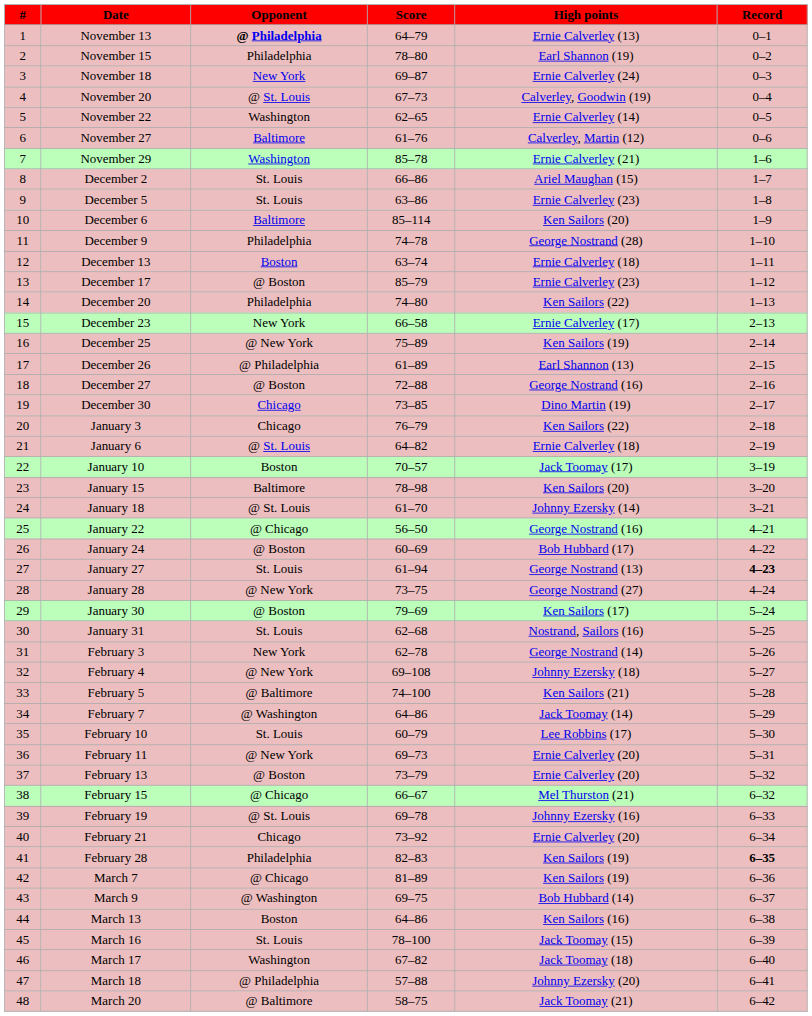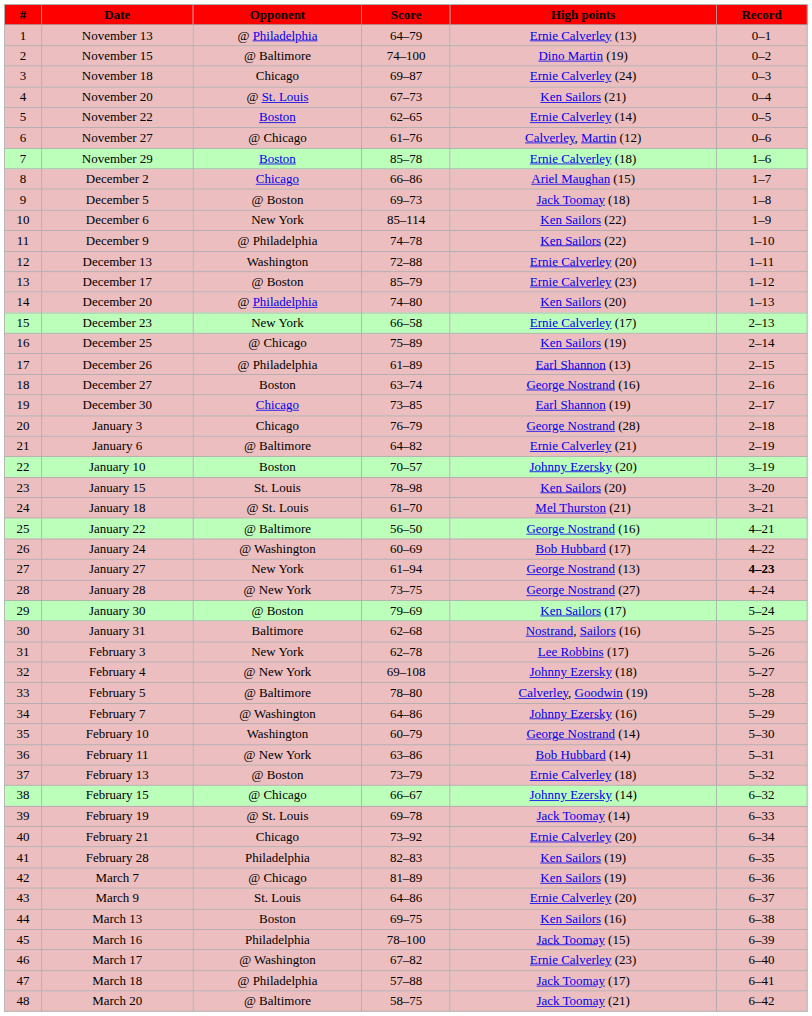(279, 35) bold -> (277, 35) normal
(279, 55) Philadelphia -> (277, 55) @ Baltimore
(411, 55) 78–80 -> (406, 55) 74–100
(586, 55) Earl Shannon (19) -> (583, 55) Dino Martin (19)
(279, 76) New York -> (277, 76) Chicago
(586, 96) Calverley, Goodwin (19) -> (583, 96) Ken Sailors (21)
(279, 117) Washington -> (277, 117) Boston
(279, 138) Baltimore -> (277, 138) @ Chicago
(279, 158) Washington -> (277, 158) Boston
(586, 158) Ernie Calverley (21) -> (583, 158) Ernie Calverley (18)
(279, 179) St. Louis -> (277, 179) Chicago
(279, 199) St. Louis -> (277, 199) @ Boston
(411, 199) 63–86 -> (406, 199) 69–73
(586, 199) Ernie Calverley (23) -> (583, 199) Jack Toomay (18)
(279, 220) Baltimore -> (277, 220) New York
(586, 220) Ken Sailors (20) -> (583, 220) Ken Sailors (22)
(279, 240) Philadelphia -> (277, 240) @ Philadelphia
(586, 240) George Nostrand (28) -> (583, 240) Ken Sailors (22)
(279, 261) Boston -> (277, 261) Washington
(411, 261) 63–74 -> (406, 261) 72–88
(586, 261) Ernie Calverley (18) -> (583, 261) Ernie Calverley (20)
(279, 302) Philadelphia -> (277, 302) @ Philadelphia
(586, 302) Ken Sailors (22) -> (583, 302) Ken Sailors (20)
(279, 343) @ New York -> (277, 343) @ Chicago
(279, 384) @ Boston -> (277, 384) Boston
(411, 384) 72–88 -> (406, 384) 63–74
(586, 405) Dino Martin (19) -> (583, 405) Earl Shannon (19)
(586, 425) Ken Sailors (22) -> (583, 425) George Nostrand (28)
(279, 446) @ St. Louis -> (277, 446) @ Baltimore
(586, 446) Ernie Calverley (18) -> (583, 446) Ernie Calverley (21)
(586, 466) Jack Toomay (17) -> (583, 466) Johnny Ezersky (20)
(279, 487) Baltimore -> (277, 487) St. Louis
(586, 508) Johnny Ezersky (14) -> (583, 508) Mel Thurston (21)
(279, 528) @ Chicago -> (277, 528) @ Baltimore
(279, 549) @ Boston -> (277, 549) @ Washington
(279, 569) St. Louis -> (277, 569) New York
(279, 631) St. Louis -> (277, 631) Baltimore
(586, 651) George Nostrand (14) -> (583, 651) Lee Robbins (17)
(411, 693) 74–100 -> (406, 693) 78–80
(586, 693) Ken Sailors (21) -> (583, 693) Calverley, Goodwin (19)
(586, 713) Jack Toomay (14) -> (583, 713) Johnny Ezersky (16)
(279, 734) St. Louis -> (277, 734) Washington
(586, 734) Lee Robbins (17) -> (583, 734) George Nostrand (14)
(411, 754) 69–73 -> (406, 754) 63–86
(586, 754) Ernie Calverley (20) -> (583, 754) Bob Hubbard (14)
(586, 775) Ernie Calverley (20) -> (583, 775) Ernie Calverley (18)
(586, 795) Mel Thurston (21) -> (583, 795) Johnny Ezersky (14)
(586, 816) Johnny Ezersky (16) -> (583, 816) Jack Toomay (14)
(762, 857) bold -> (762, 857) normal
(279, 898) @ Washington -> (277, 898) St. Louis
(411, 898) 69–75 -> (406, 898) 64–86
(586, 898) Bob Hubbard (14) -> (583, 898) Ernie Calverley (20)
(411, 919) 64–86 -> (406, 919) 69–75
(279, 939) St. Louis -> (277, 939) Philadelphia
(279, 960) Washington -> (277, 960) @ Washington
(586, 960) Jack Toomay (18) -> (583, 960) Ernie Calverley (23)
(586, 980) Johnny Ezersky (20) -> (583, 980) Jack Toomay (17)
